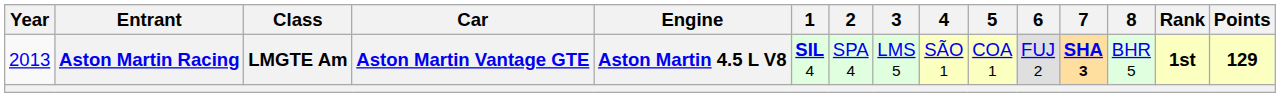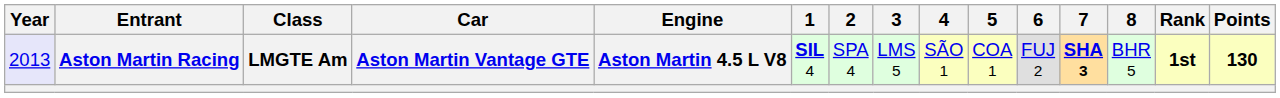(30, 59) no background -> (30, 59) lavender background
(1242, 59) 129 -> (1242, 59) 130
